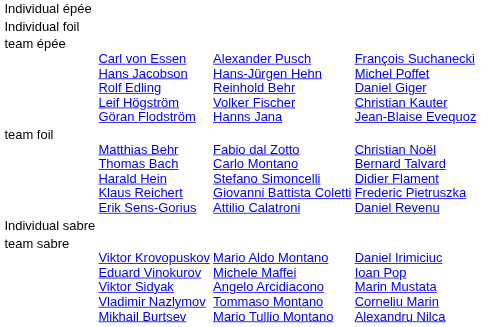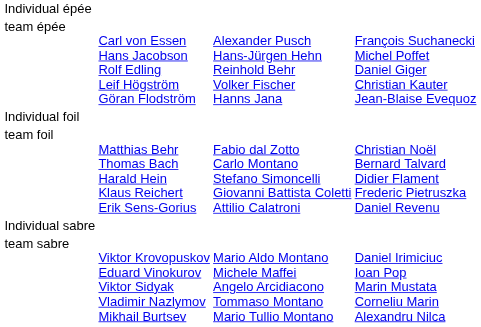rows swapped: (35, 44) <-> (42, 26)
